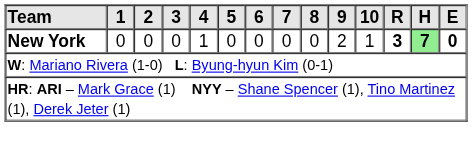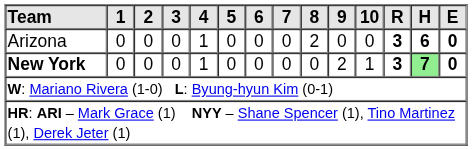+ row: (37, 41)
